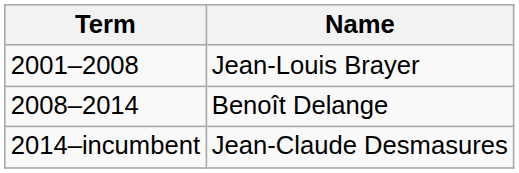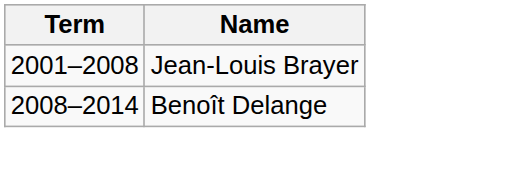- row: (360, 146)
